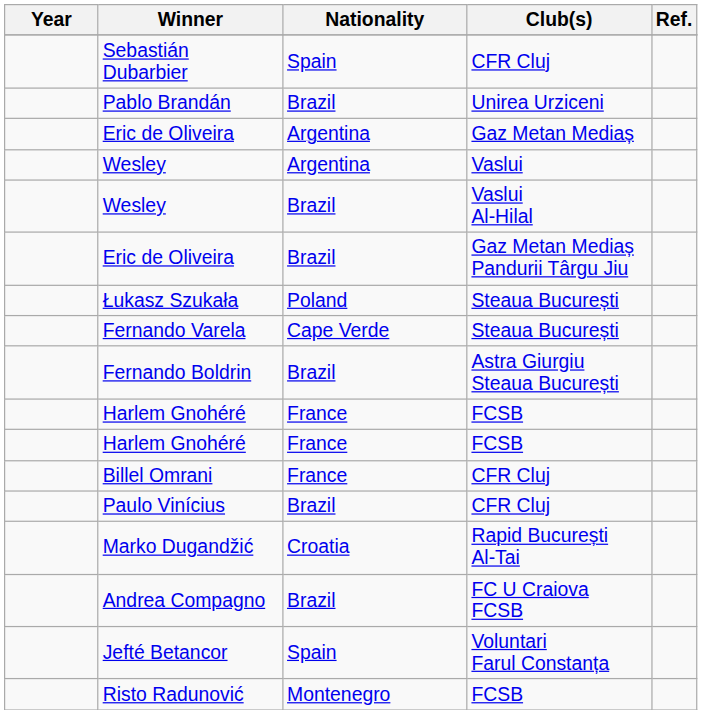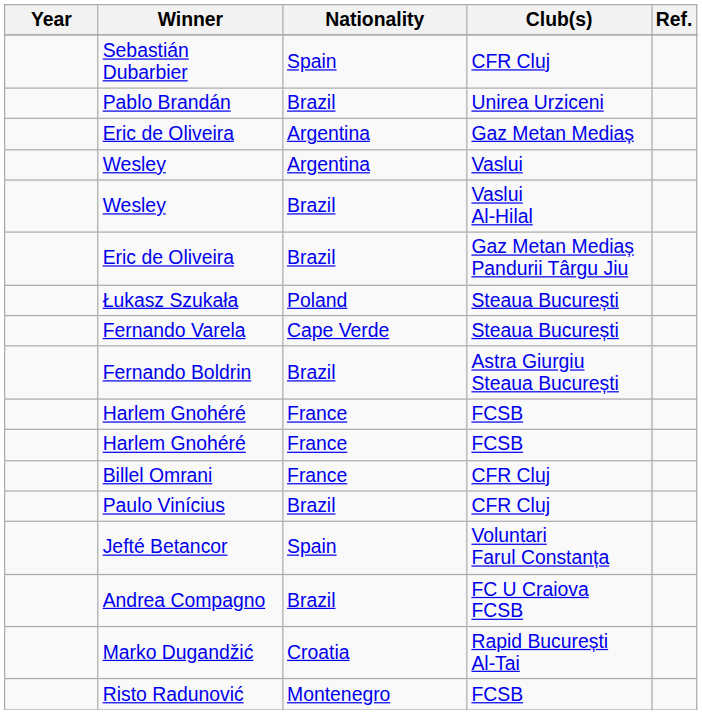rows swapped: (165, 652) <-> (178, 547)
